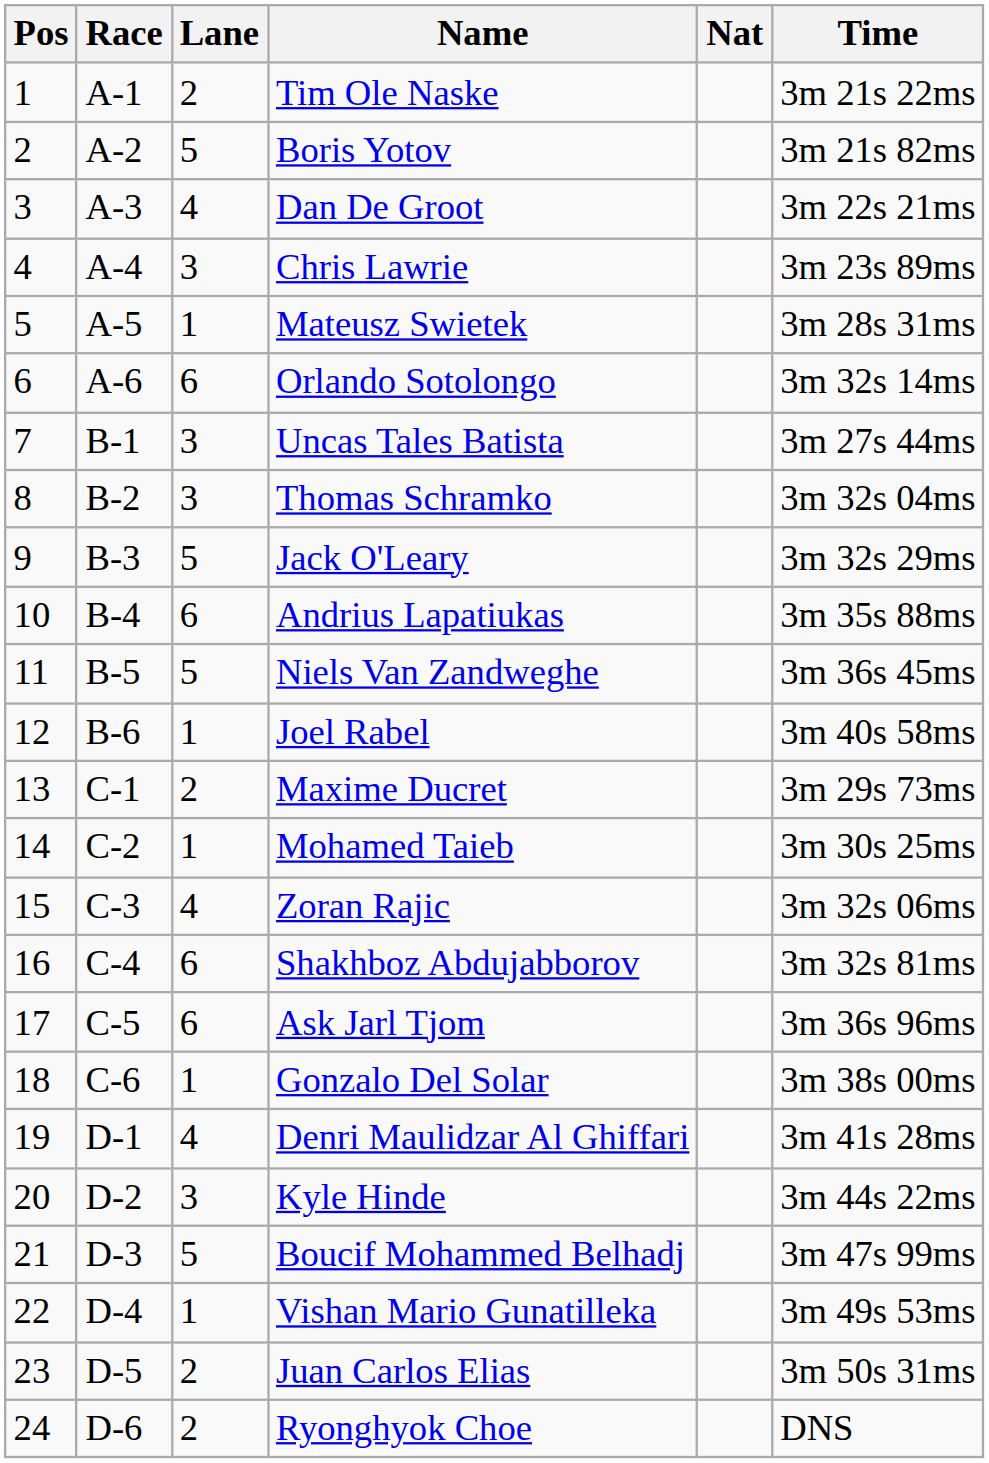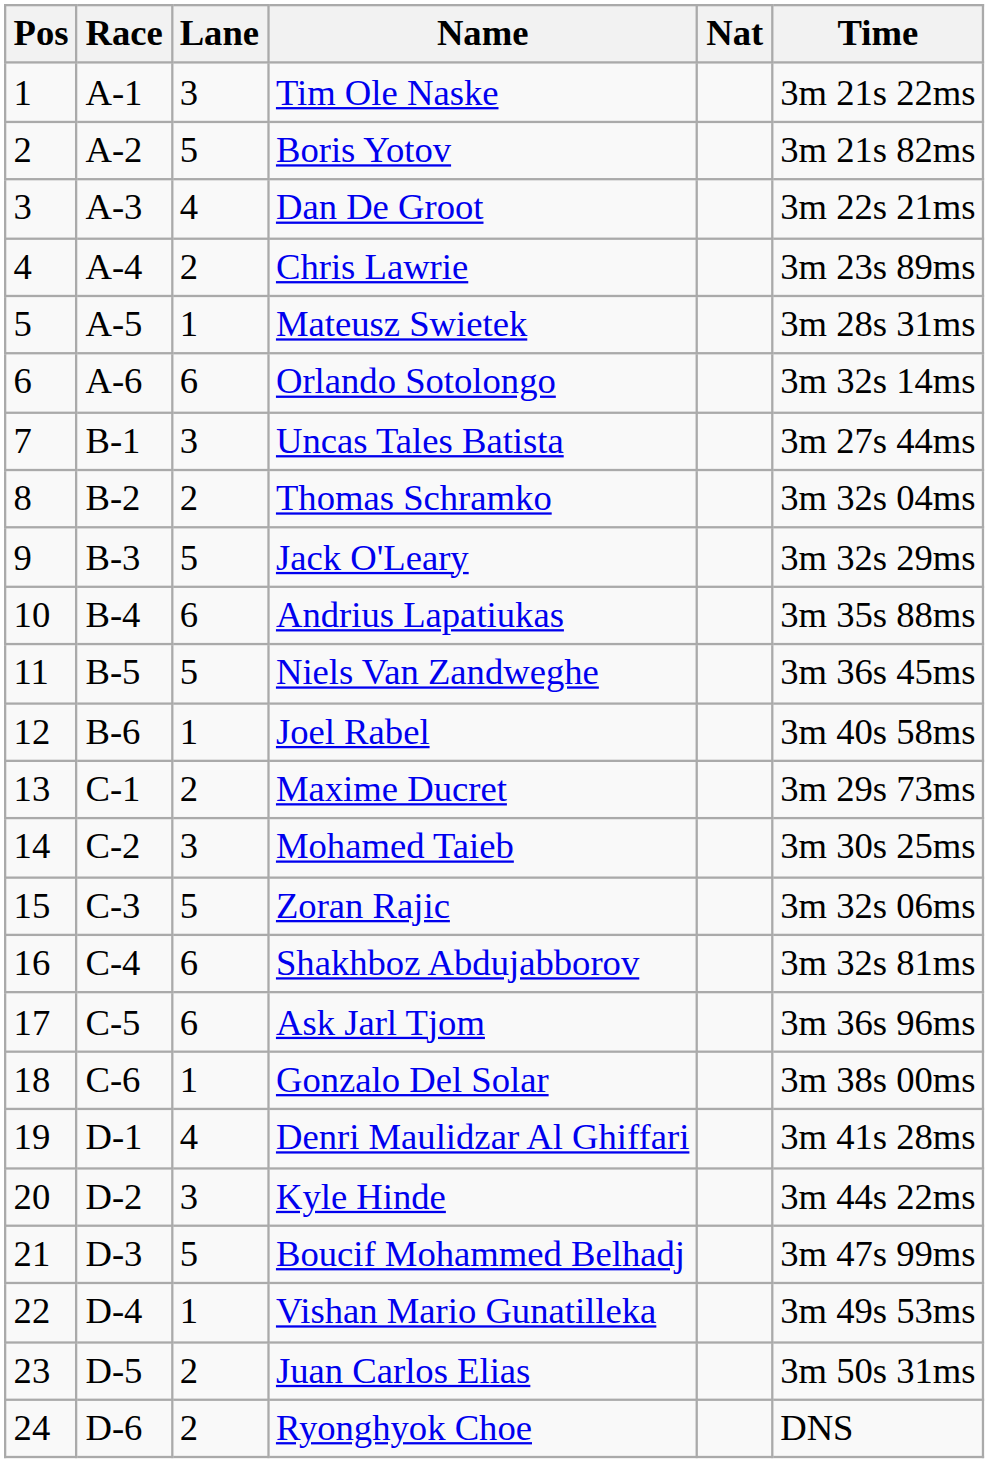(189, 91) 2 -> (189, 91) 3
(189, 265) 3 -> (189, 265) 2
(189, 498) 3 -> (189, 498) 2
(189, 847) 1 -> (189, 847) 3
(189, 905) 4 -> (189, 905) 5
